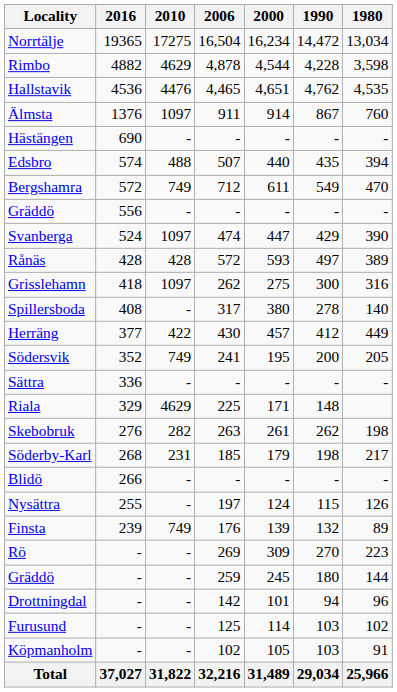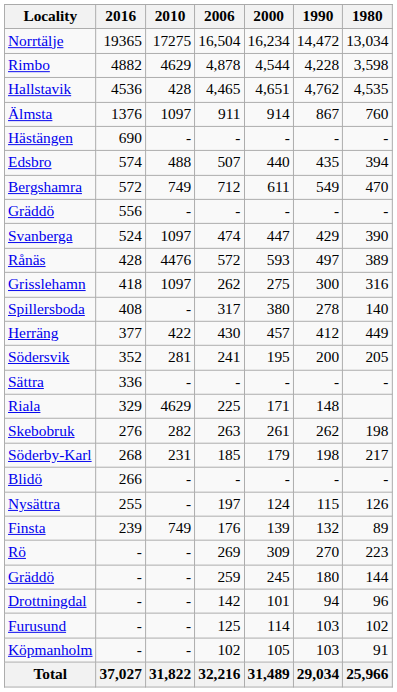(176, 89) 4476 -> (180, 89) 428
(180, 260) 428 -> (176, 260) 4476
(180, 357) 749 -> (180, 357) 281
